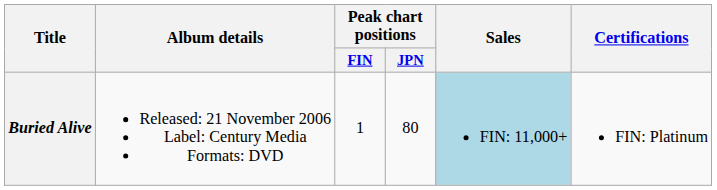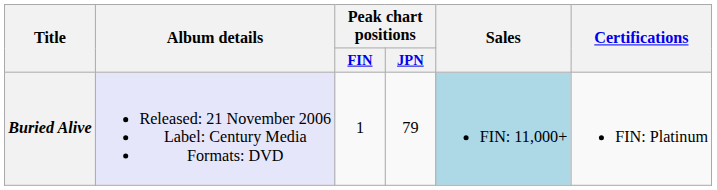(215, 138) no background -> (215, 138) lavender background
(410, 128) 80 -> (410, 128) 79
